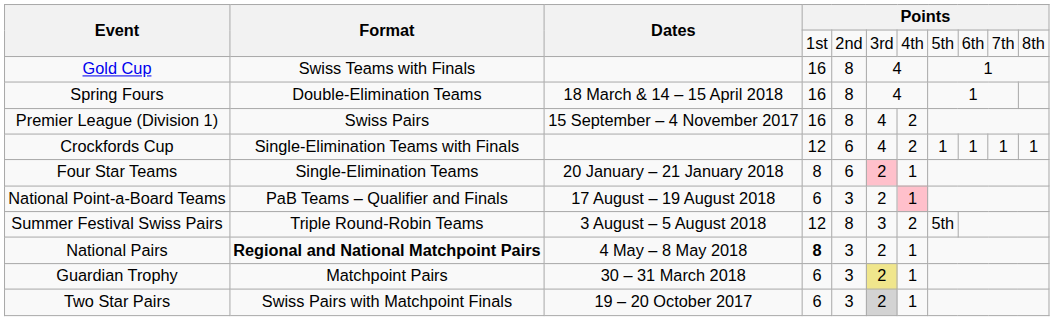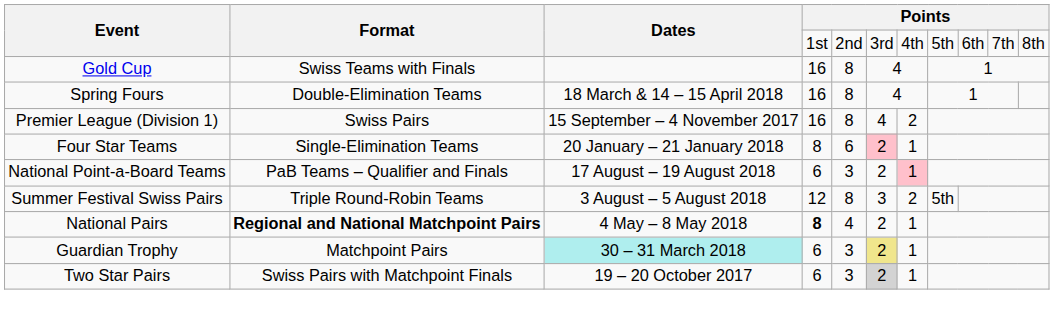- row: (117, 146)
(849, 250) 3 -> (849, 224) 4
(673, 276) no background -> (673, 250) paleturquoise background
